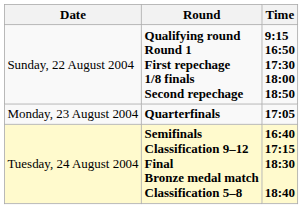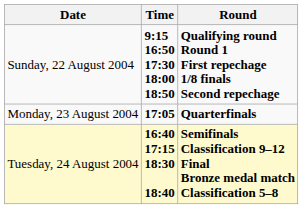columns swapped: (280, 14) <-> (202, 14)
